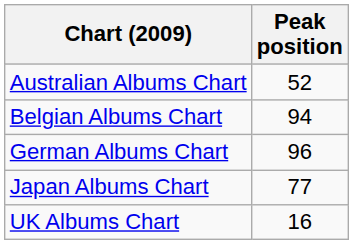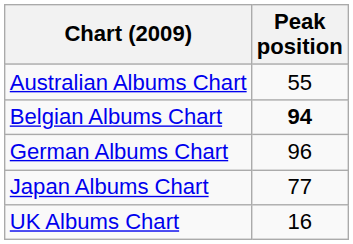(300, 81) 52 -> (300, 81) 55
(300, 116) normal -> (300, 116) bold
